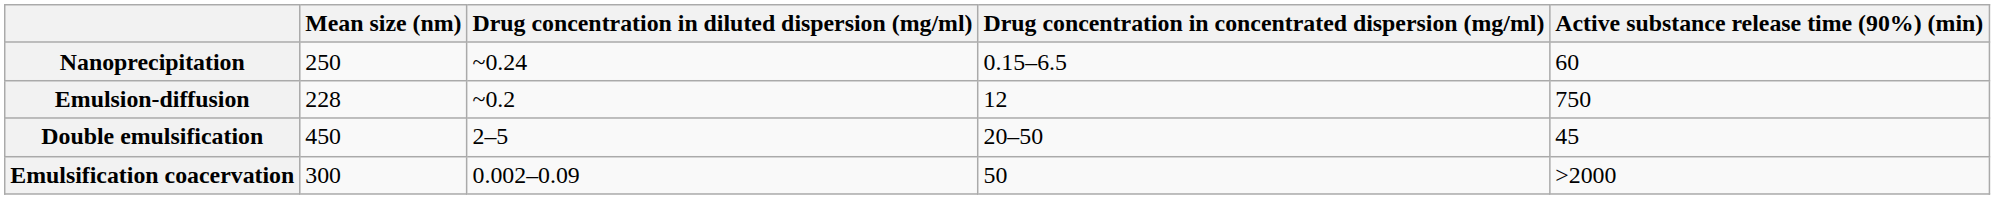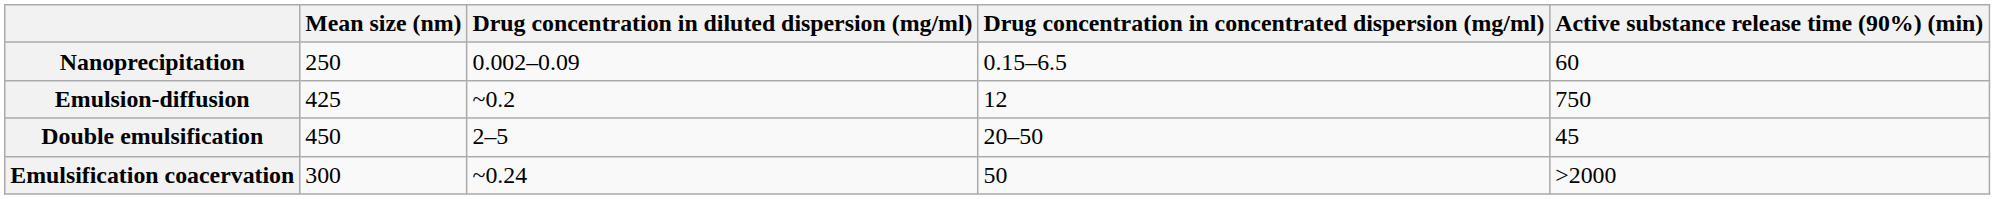(500, 61) ~0.24 -> (526, 61) 0.002–0.09
(323, 99) 228 -> (323, 99) 425
(526, 174) 0.002–0.09 -> (500, 174) ~0.24
